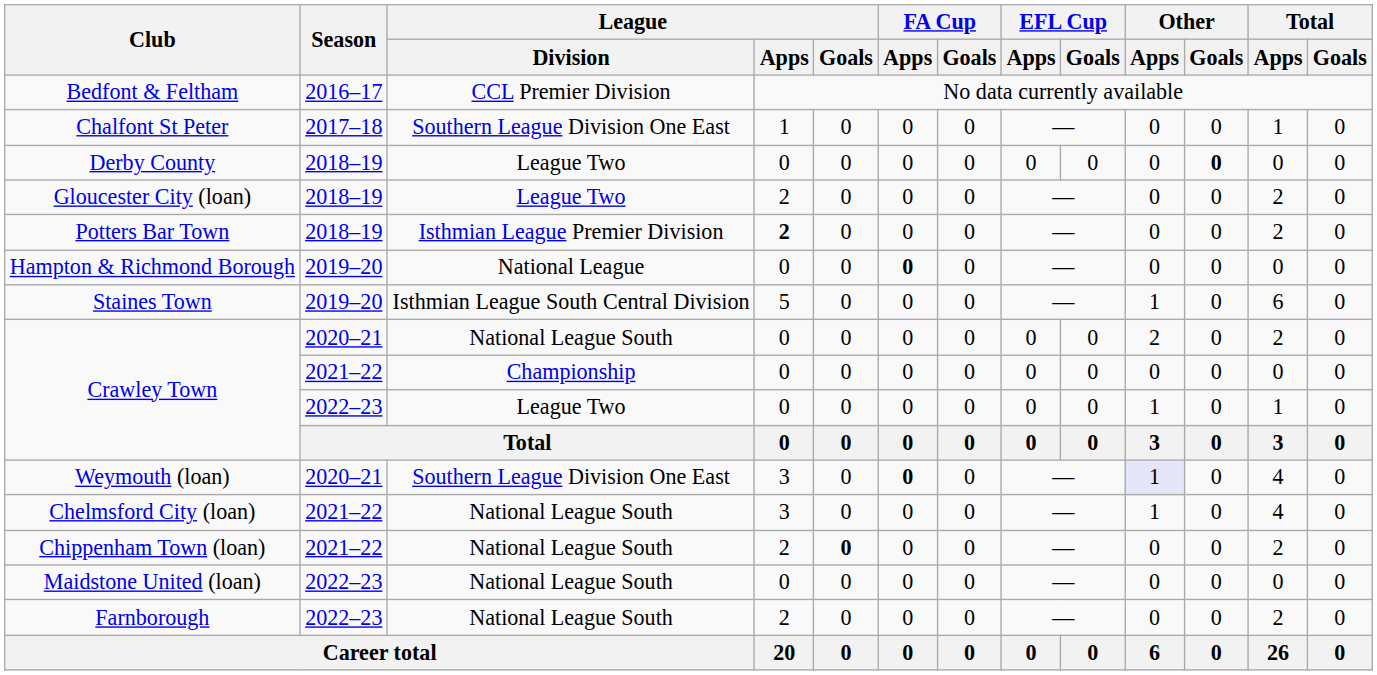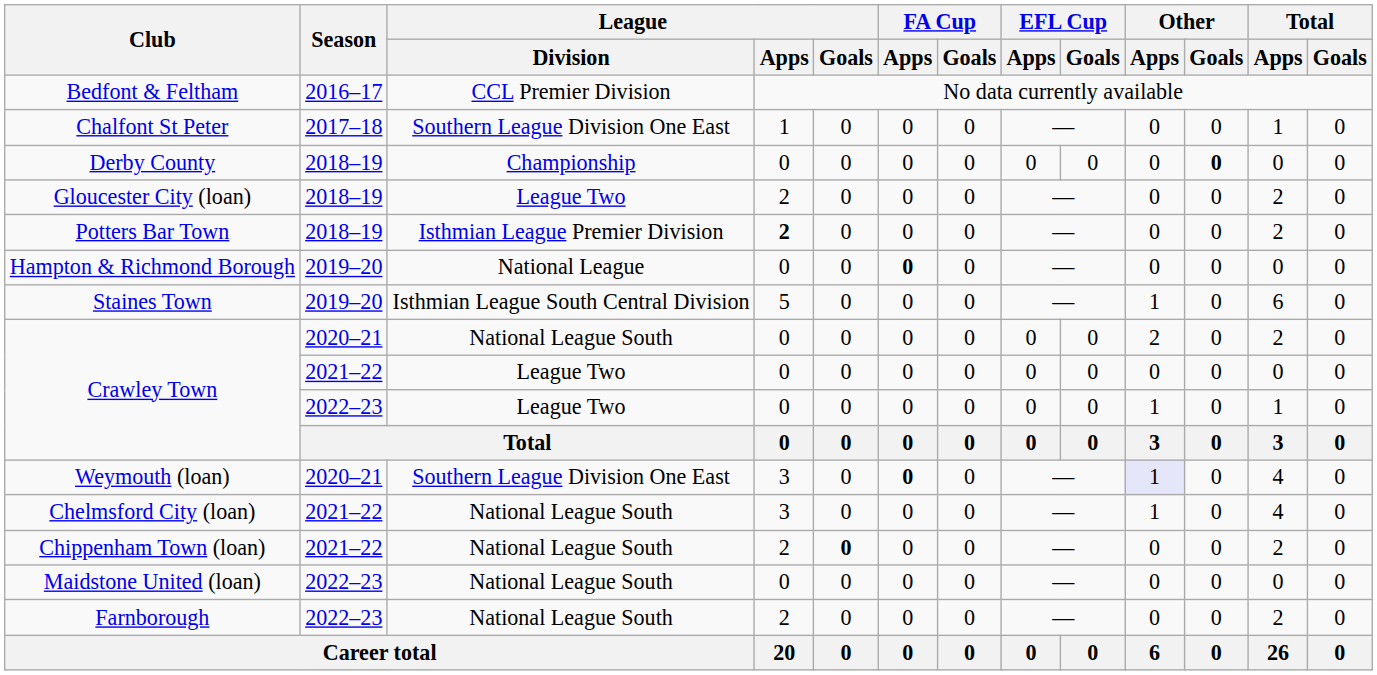(571, 162) League Two -> (571, 162) Championship
(571, 372) Championship -> (571, 372) League Two
